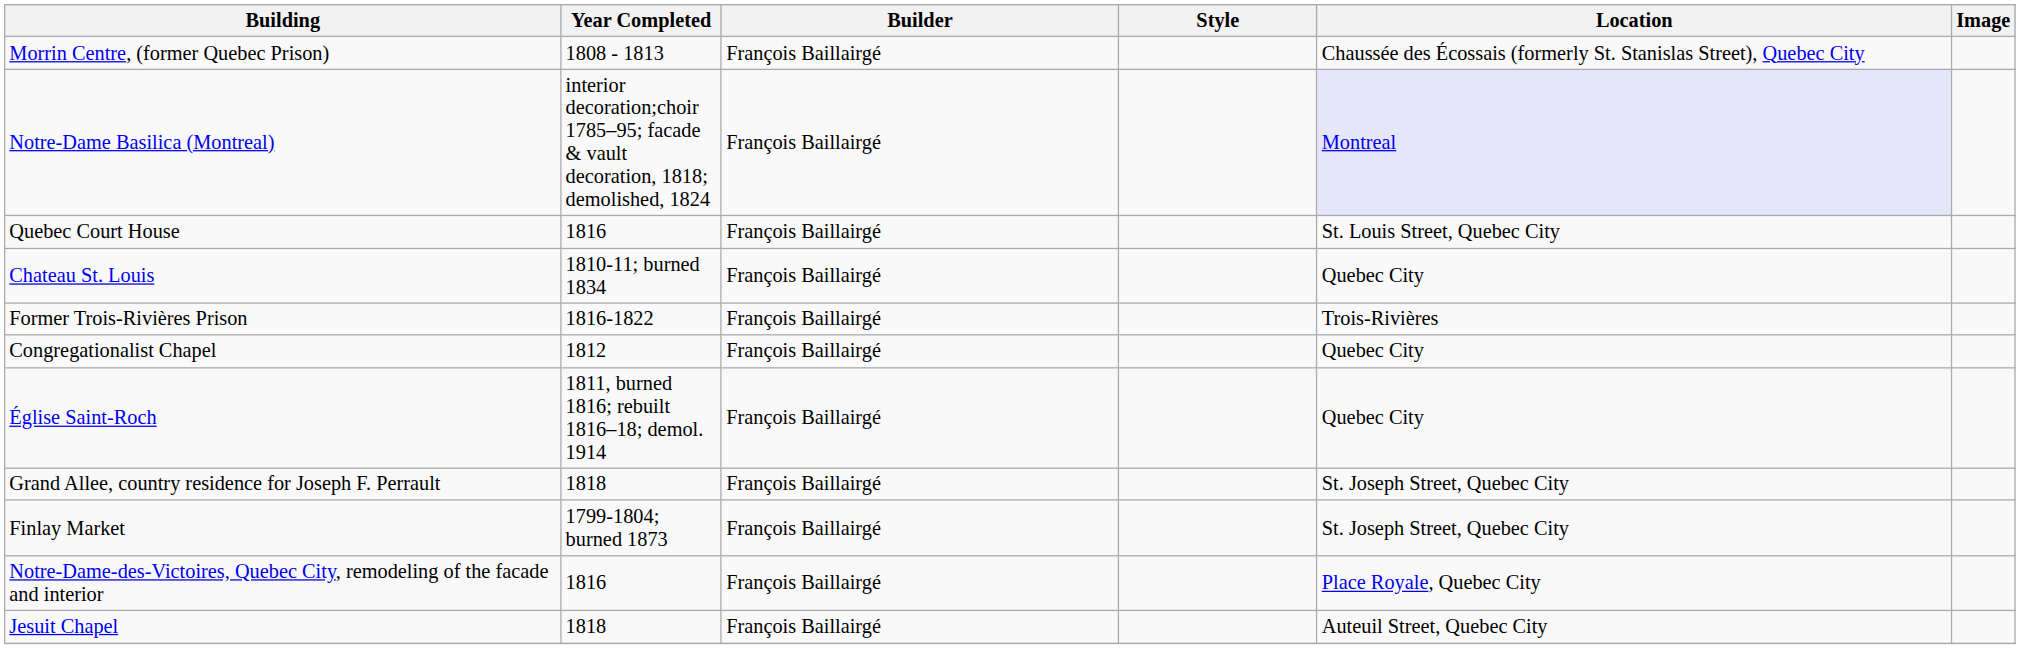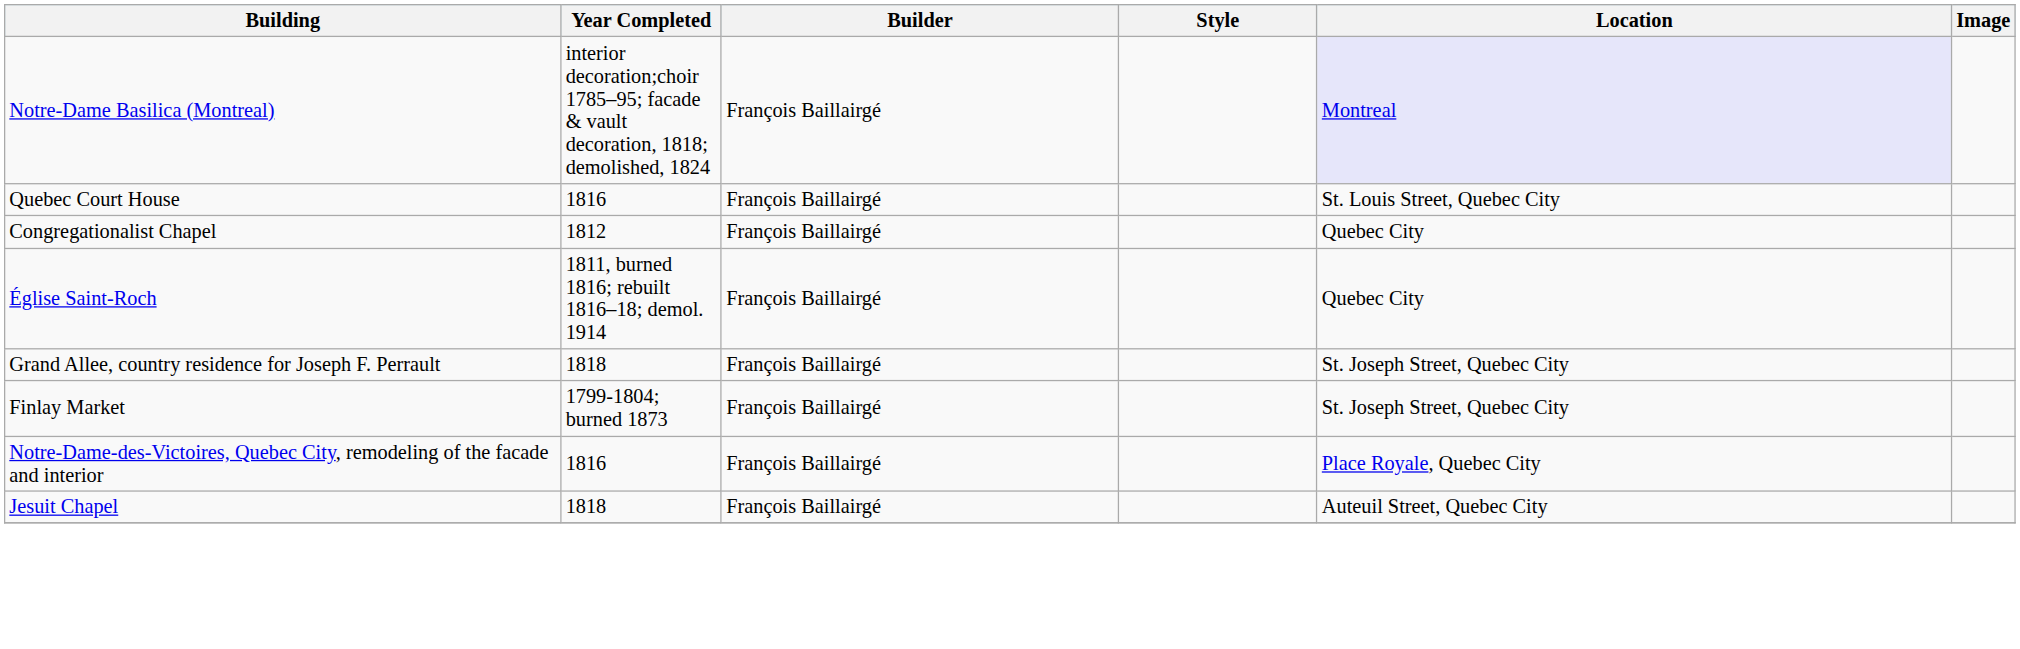- row: (169, 52)
- row: (82, 275)
- row: (128, 318)
